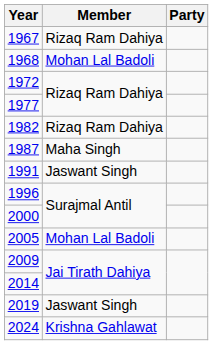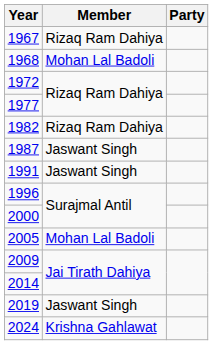(83, 149) Maha Singh -> (91, 149) Jaswant Singh
